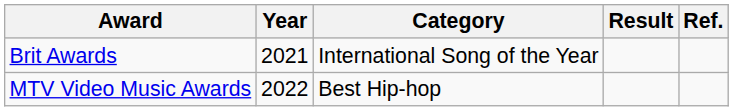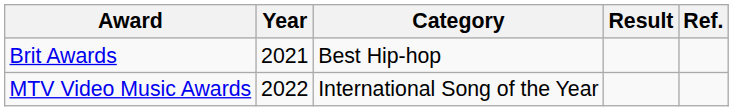(458, 55) International Song of the Year -> (380, 55) Best Hip-hop
(380, 88) Best Hip-hop -> (458, 88) International Song of the Year
